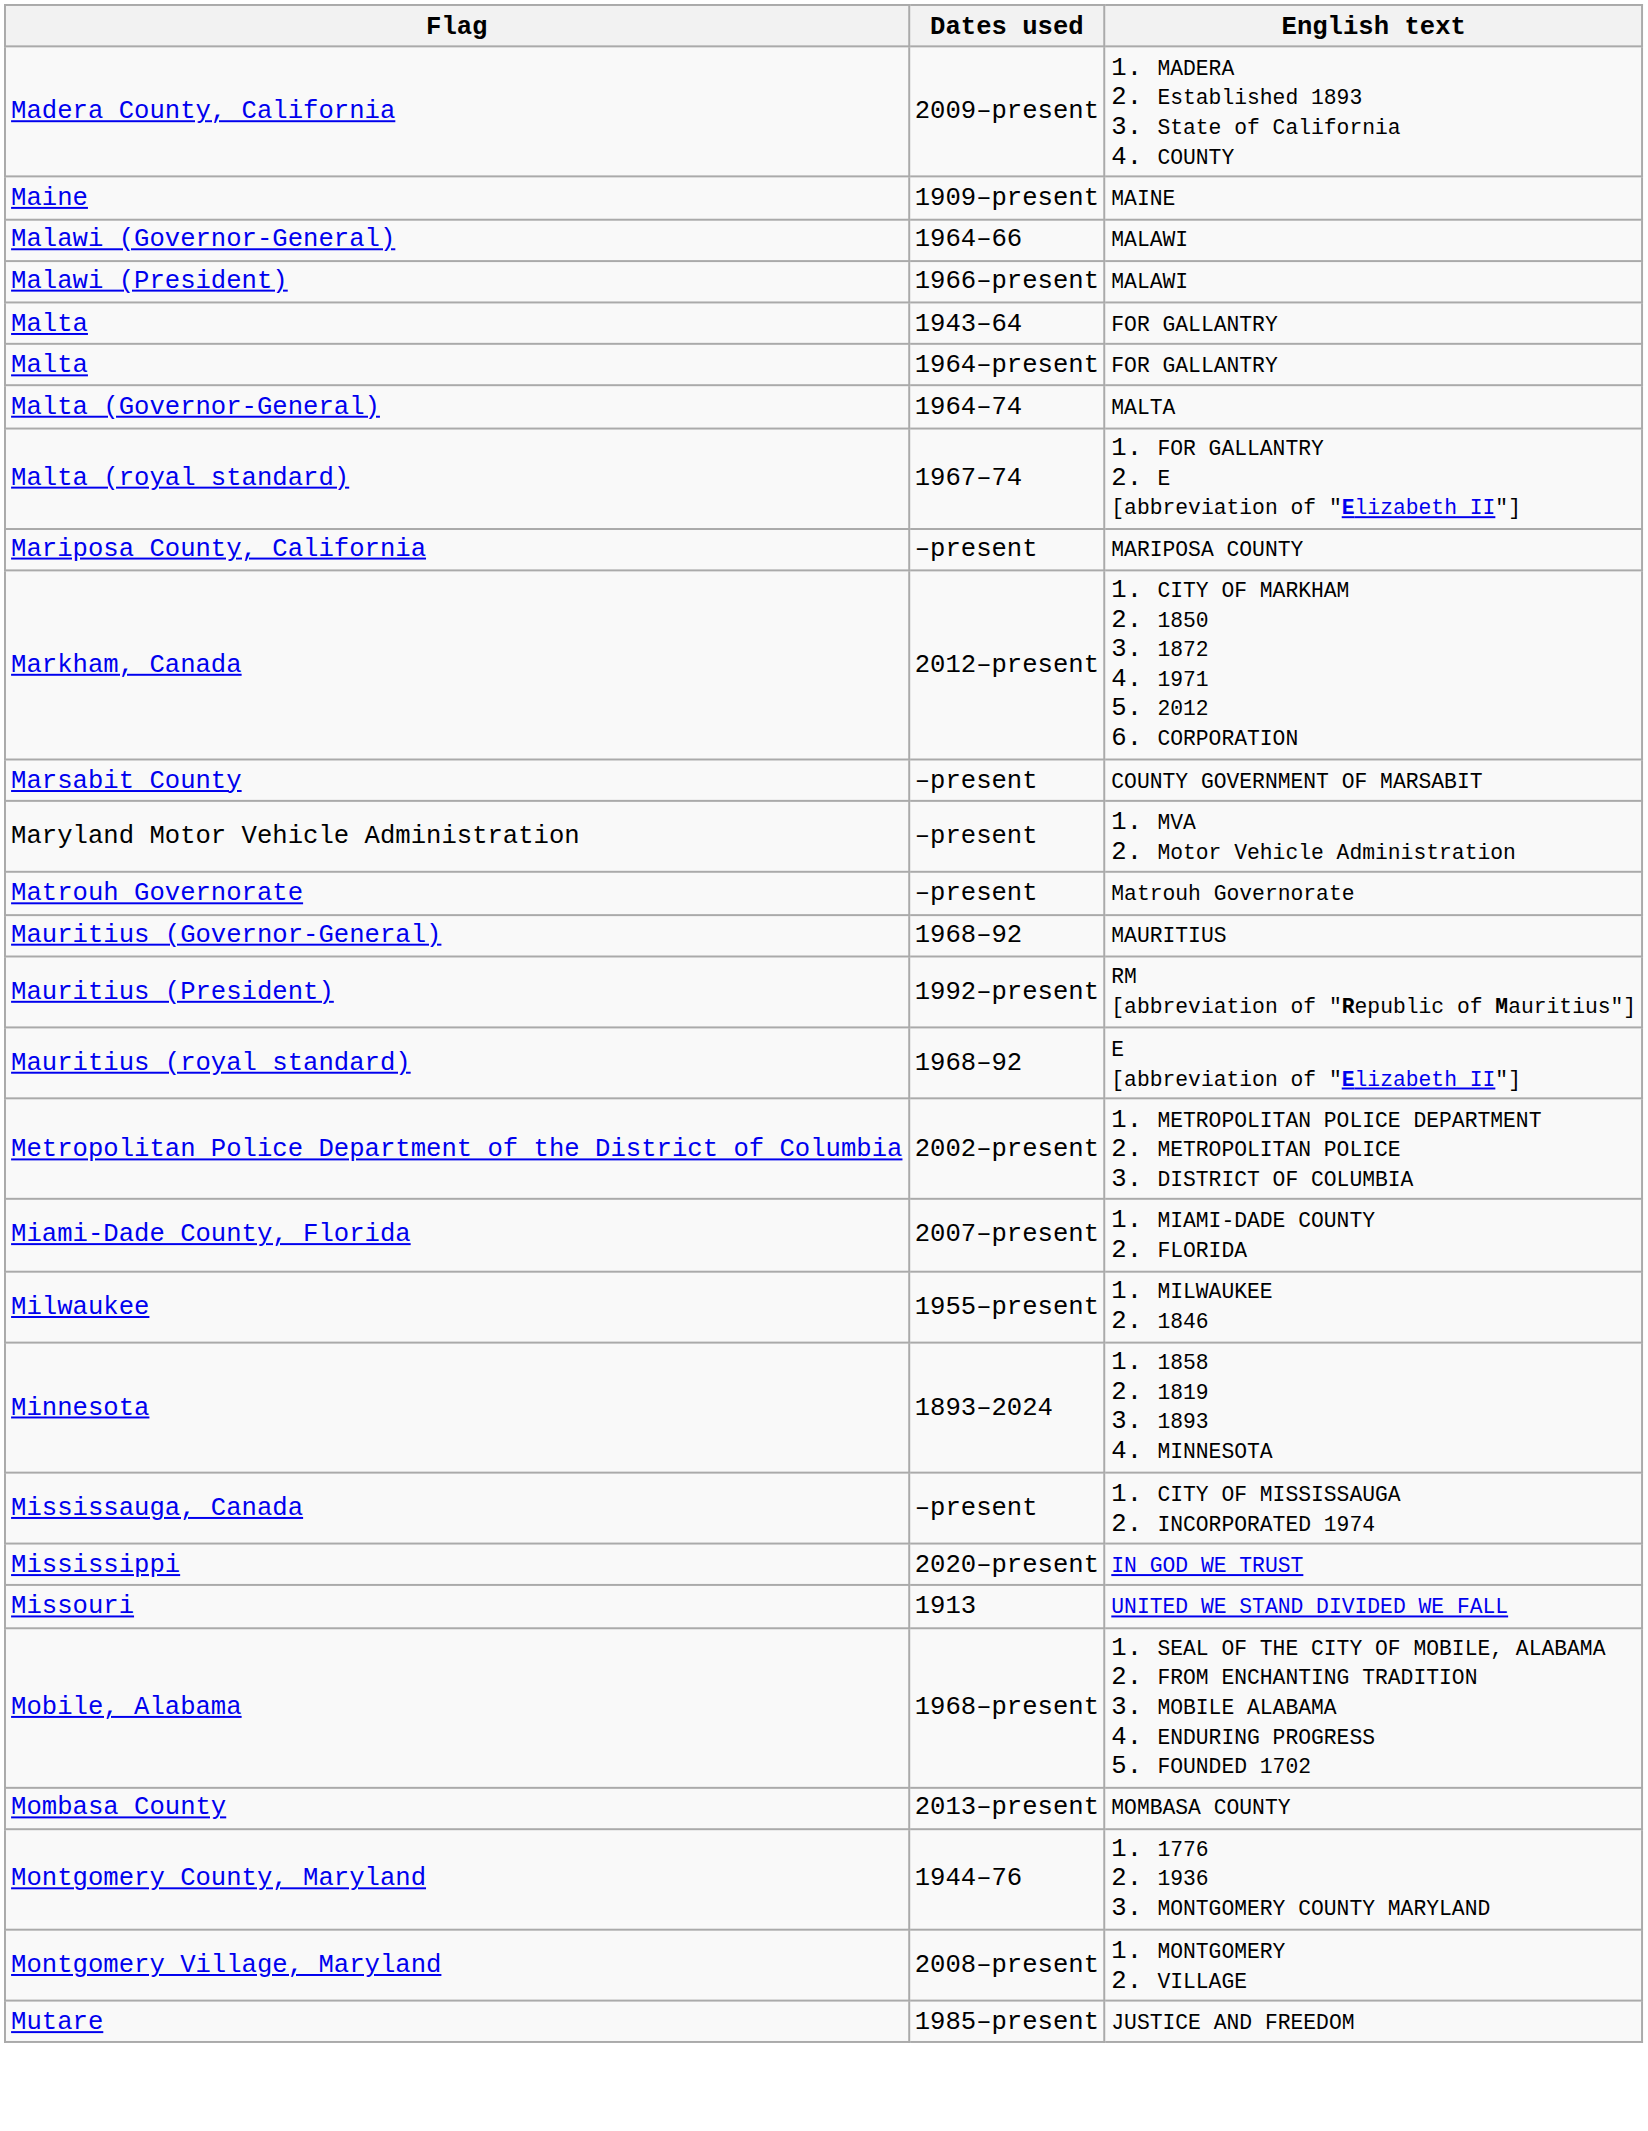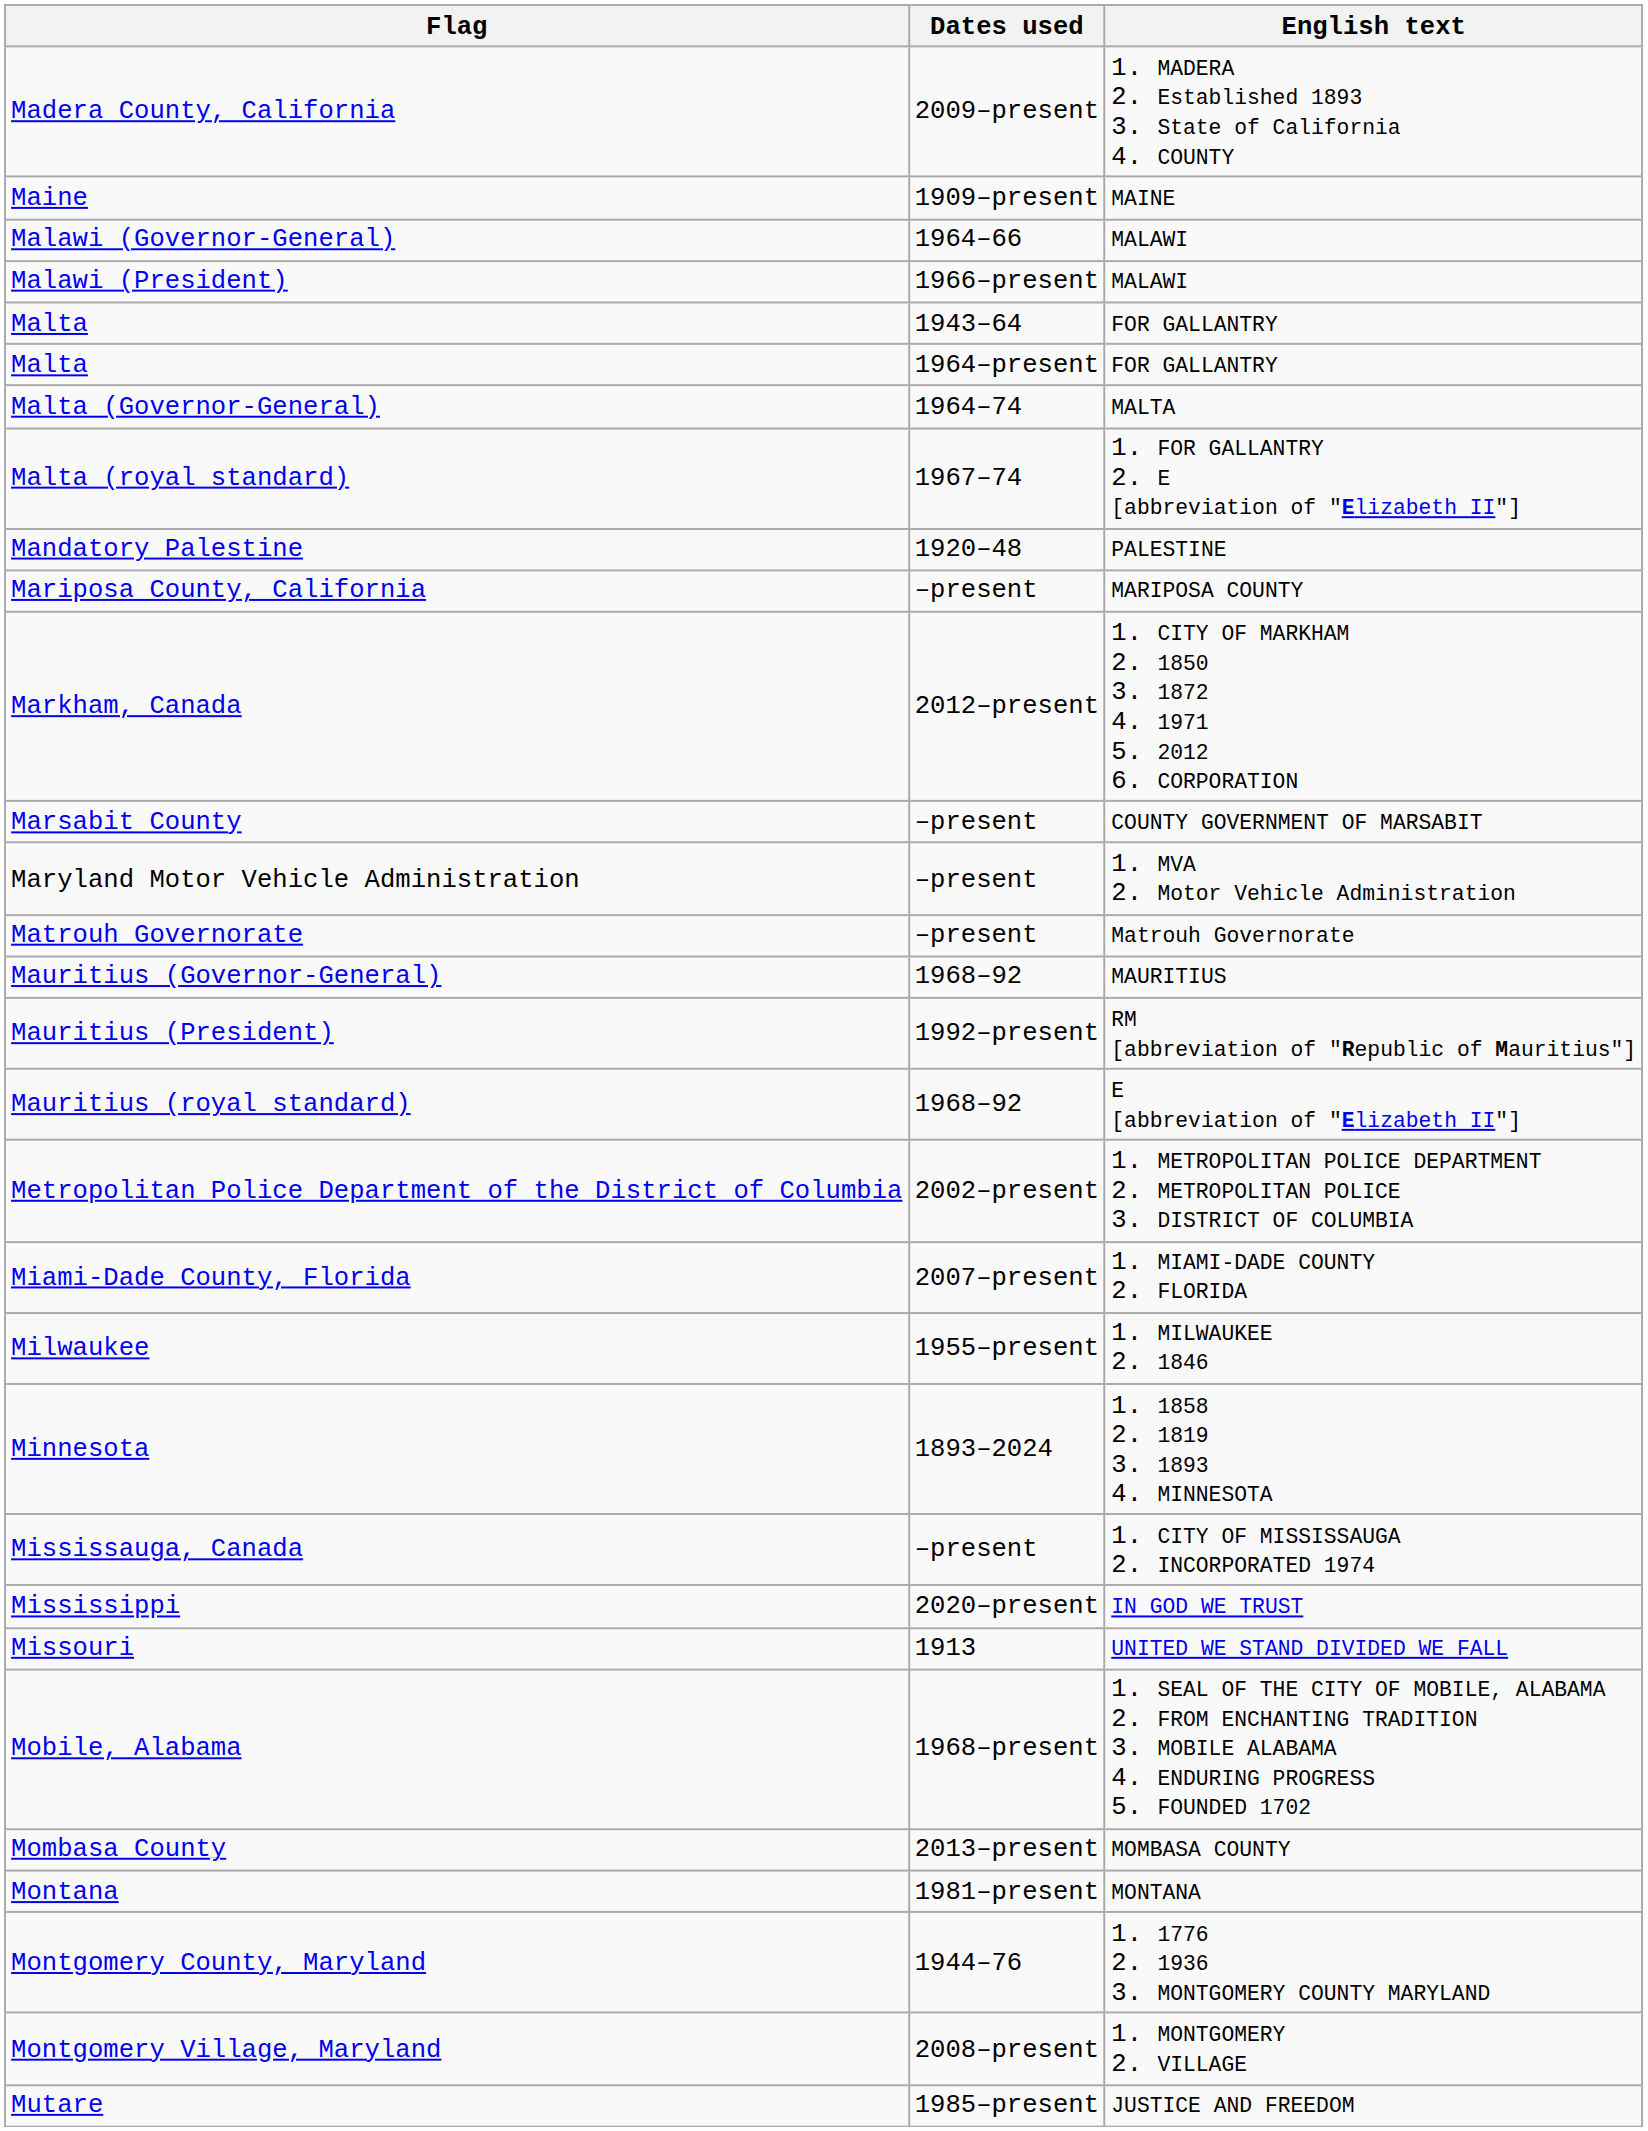+ row: (157, 549)
+ row: (65, 1892)
